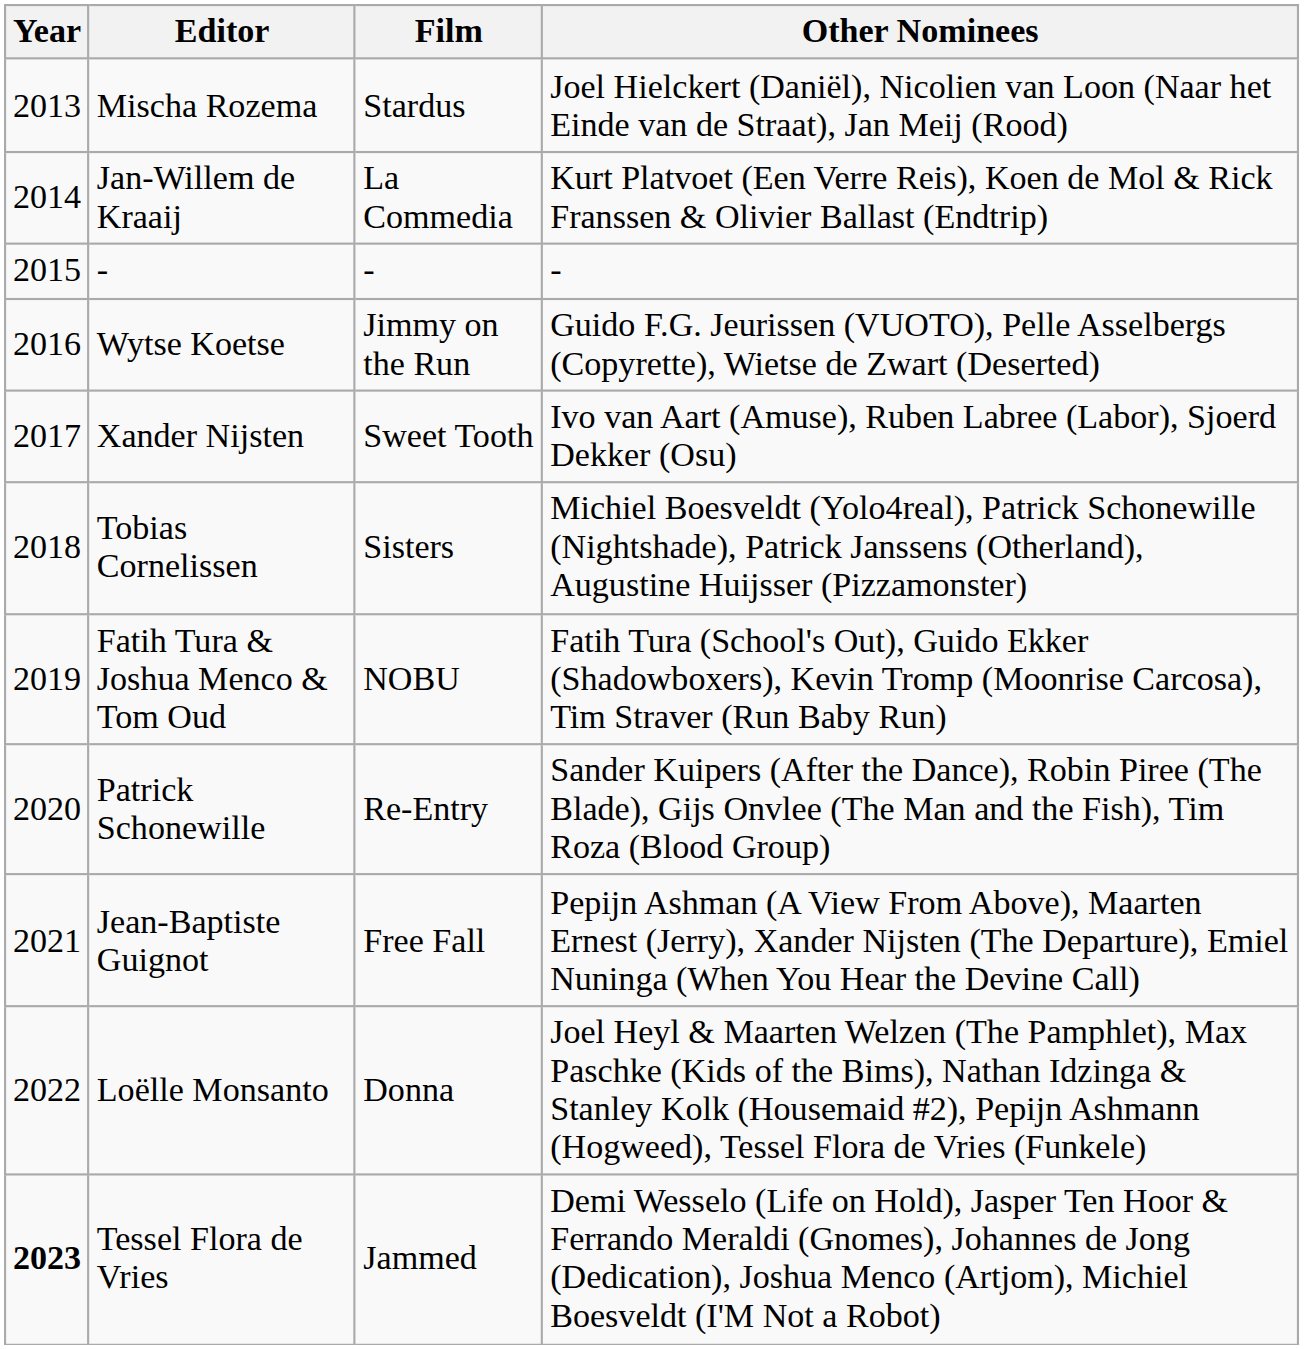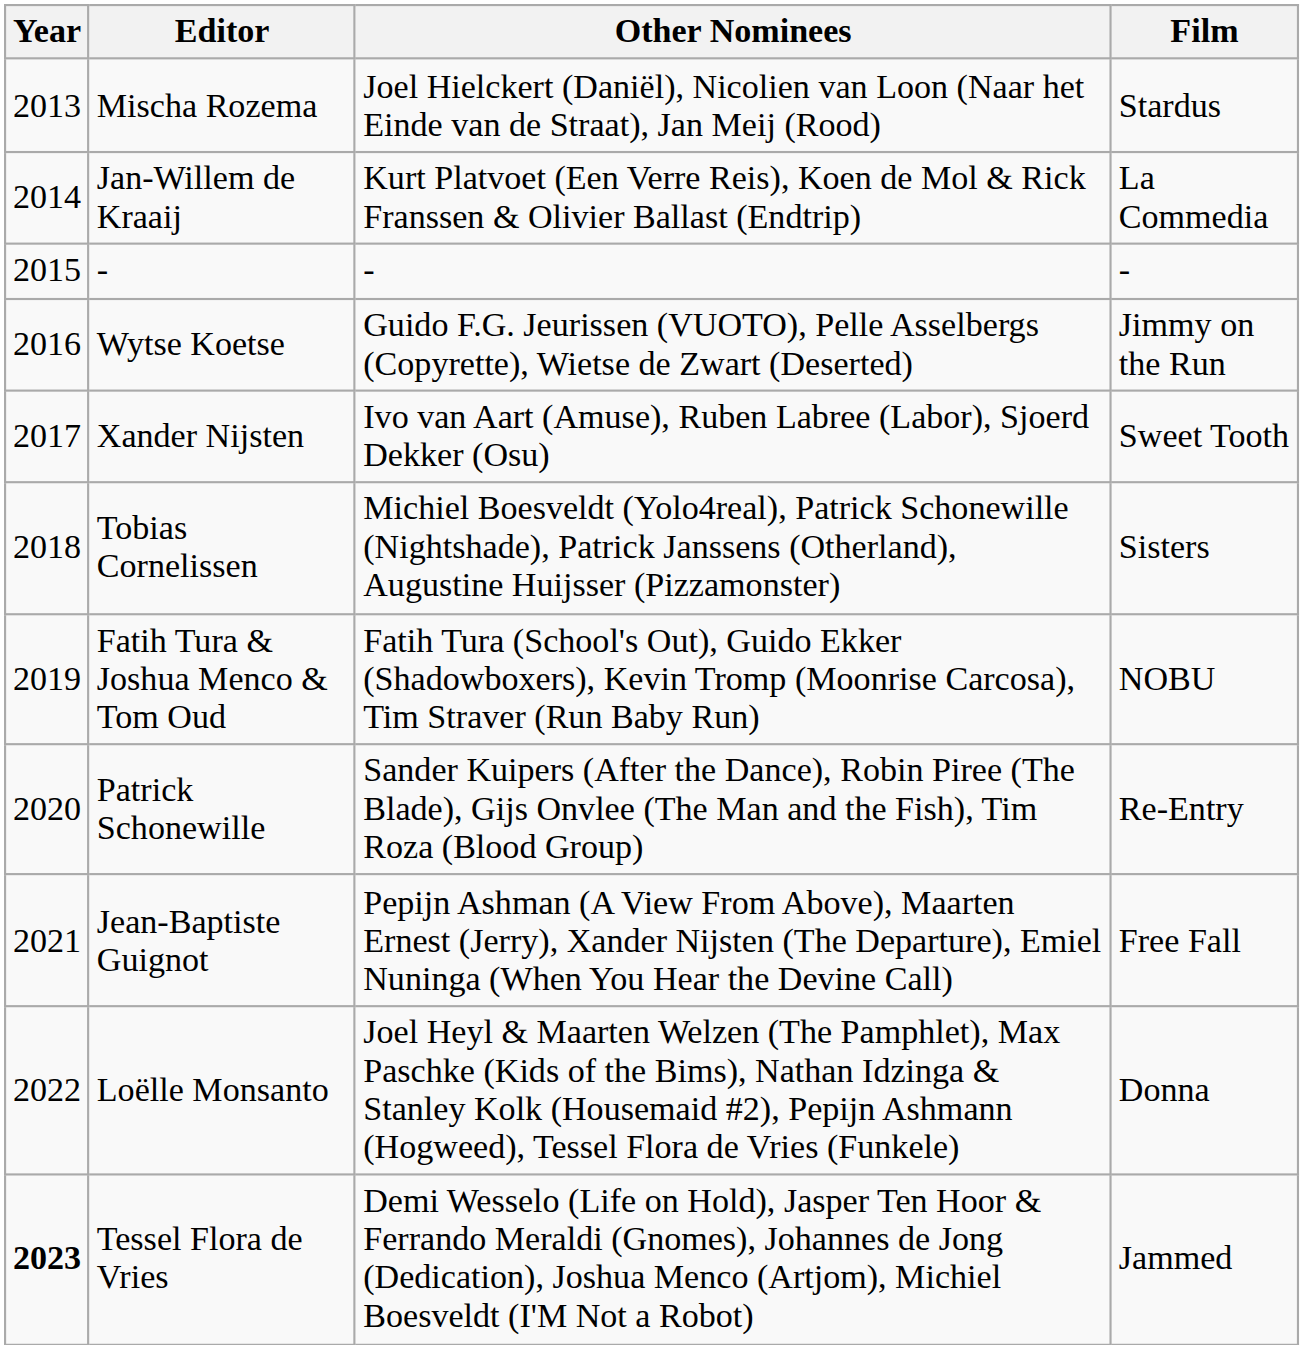columns swapped: (449, 31) <-> (920, 31)
